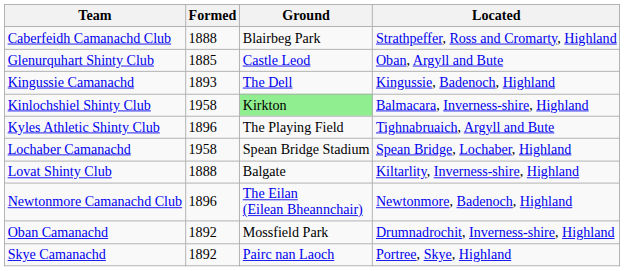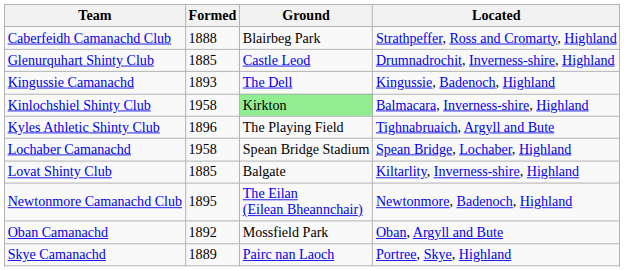(440, 60) Oban, Argyll and Bute -> (495, 60) Drumnadrochit, Inverness-shire, Highland
(203, 171) 1888 -> (203, 171) 1885
(203, 202) 1896 -> (203, 202) 1895
(495, 232) Drumnadrochit, Inverness-shire, Highland -> (440, 232) Oban, Argyll and Bute
(203, 254) 1892 -> (203, 254) 1889
